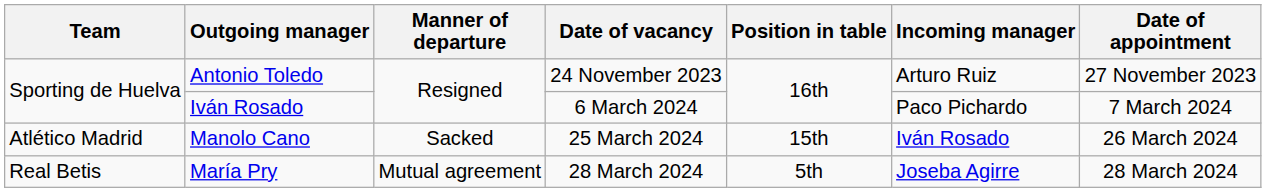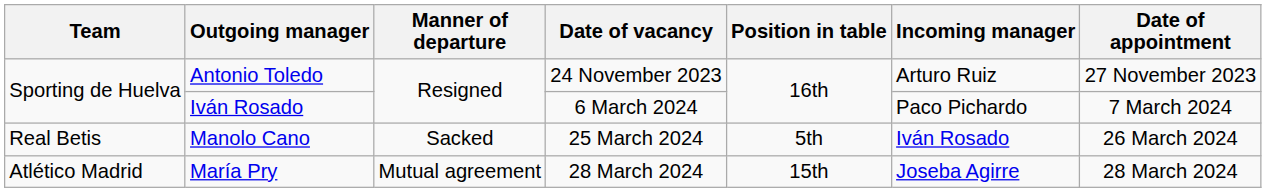(76, 139) Atlético Madrid -> (55, 139) Real Betis
(809, 139) 15th -> (809, 139) 5th
(55, 171) Real Betis -> (76, 171) Atlético Madrid
(809, 171) 5th -> (809, 171) 15th
